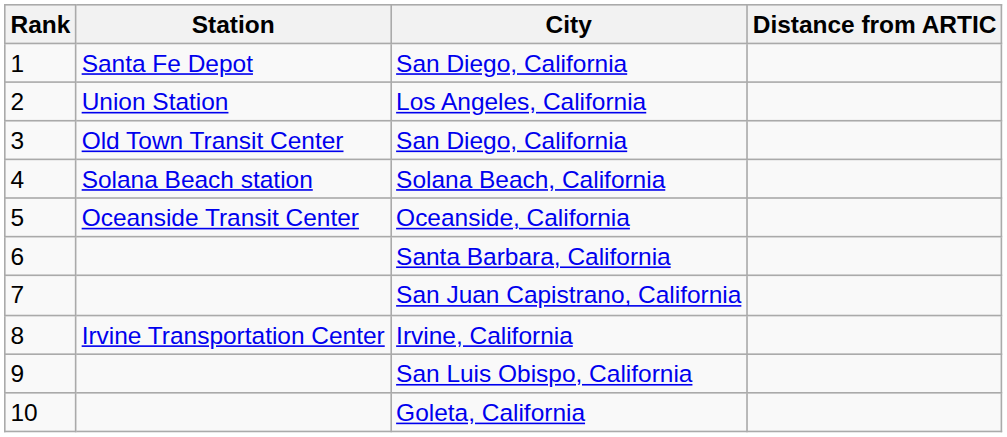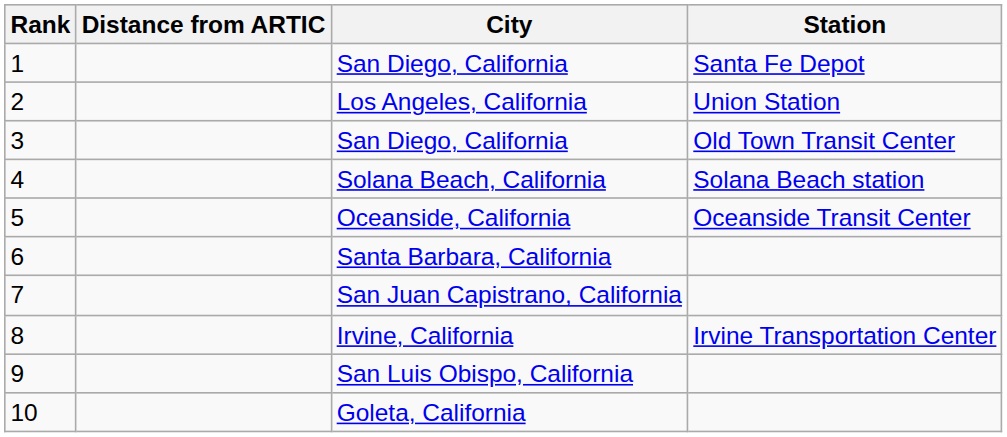columns swapped: (233, 24) <-> (875, 24)
